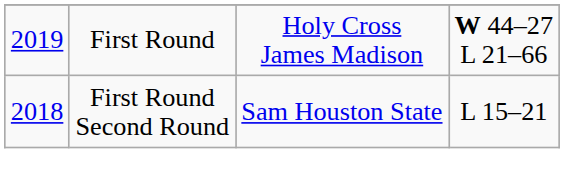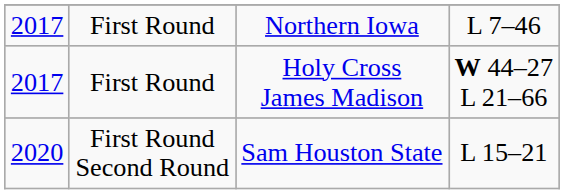+ row: (342, 25)
(37, 40) 2019 -> (37, 81) 2017
(37, 111) 2018 -> (37, 152) 2020
